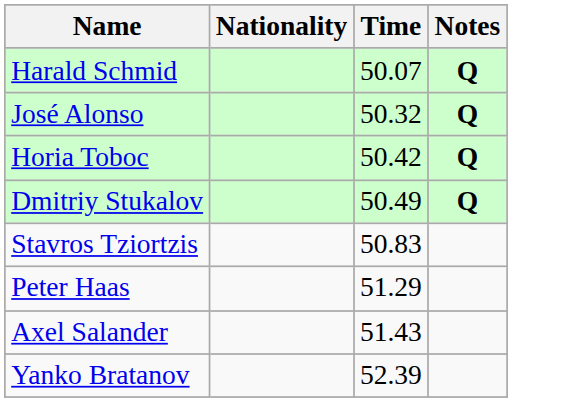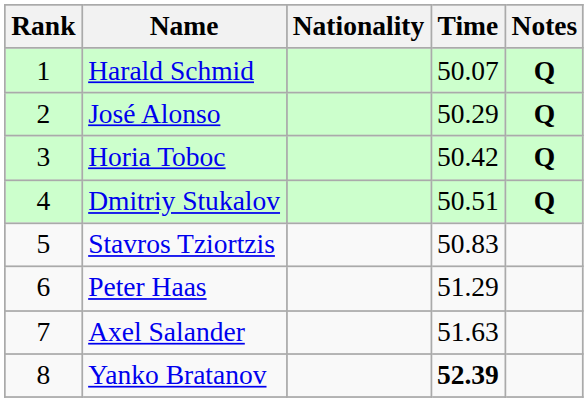+ column: (43, 26)
(391, 113) 50.32 -> (468, 113) 50.29
(391, 200) 50.49 -> (468, 200) 50.51
(391, 331) 51.43 -> (468, 331) 51.63
(391, 375) normal -> (468, 375) bold
